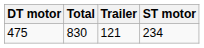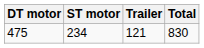columns swapped: (169, 14) <-> (81, 14)
